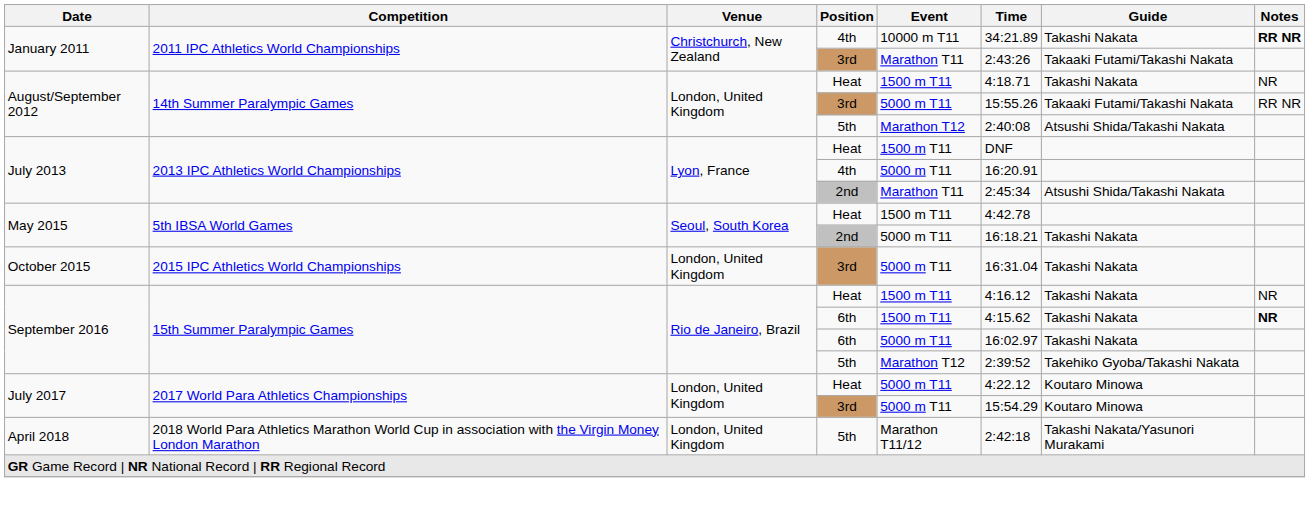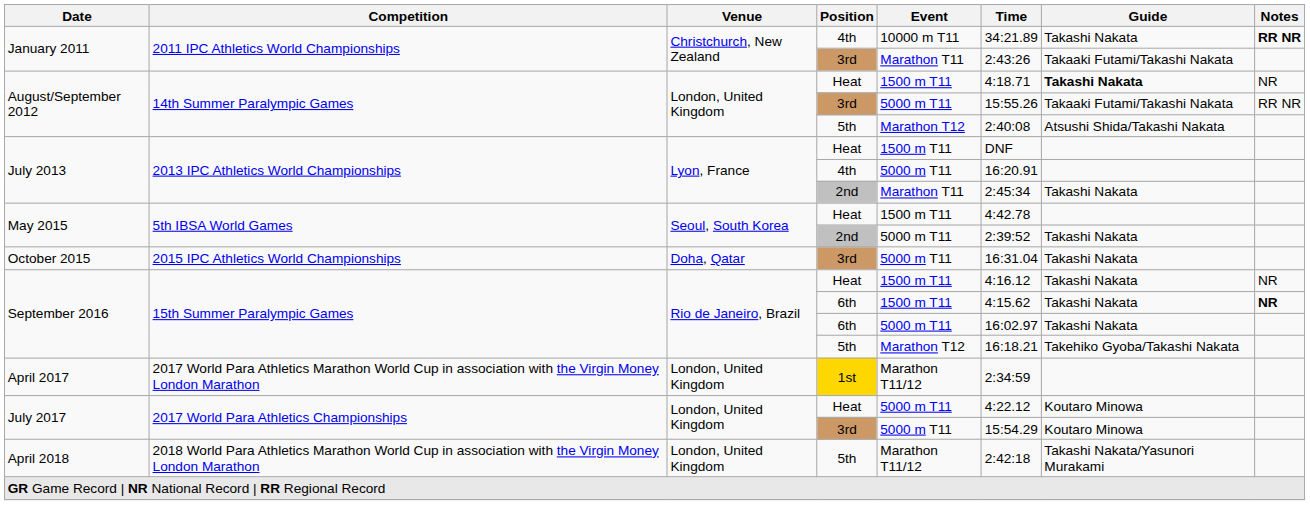(1091, 82) normal -> (1093, 82) bold
(1135, 192) Atsushi Shida/Takashi Nakata -> (1091, 192) Takashi Nakata
(1011, 236) 16:18.21 -> (1008, 236) 2:39:52
(717, 266) London, United Kingdom -> (708, 258) Doha, Qatar
(1008, 362) 2:39:52 -> (1011, 347) 16:18.21
+ row: (38, 377)
